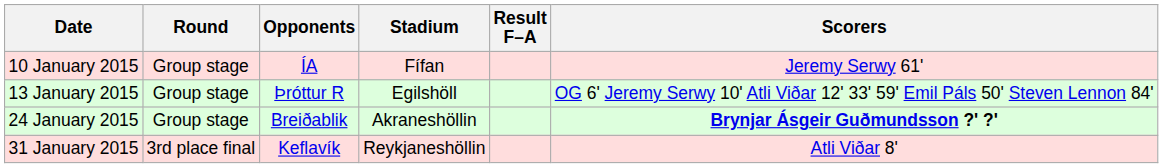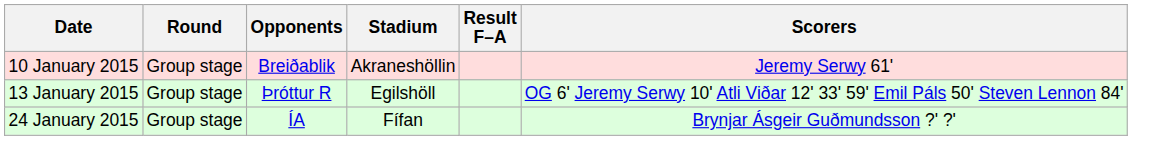(309, 65) ÍA -> (297, 65) Breiðablik
(424, 65) Fífan -> (403, 65) Akraneshöllin
(309, 120) Breiðablik -> (297, 120) ÍA
(424, 120) Akraneshöllin -> (403, 120) Fífan
(854, 120) bold -> (824, 120) normal
- row: (74, 148)
